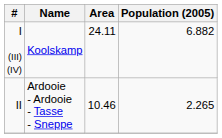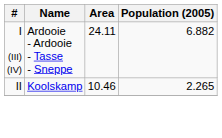(55, 50) Koolskamp -> (50, 50) Ardooie - Ardooie - Tasse - Sneppe
(50, 105) Ardooie - Ardooie - Tasse - Sneppe -> (55, 86) Koolskamp
